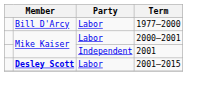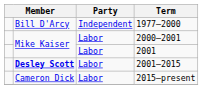(90, 24) Labor -> (105, 24) Independent
(105, 51) Independent -> (90, 51) Labor
+ row: (166, 78)
